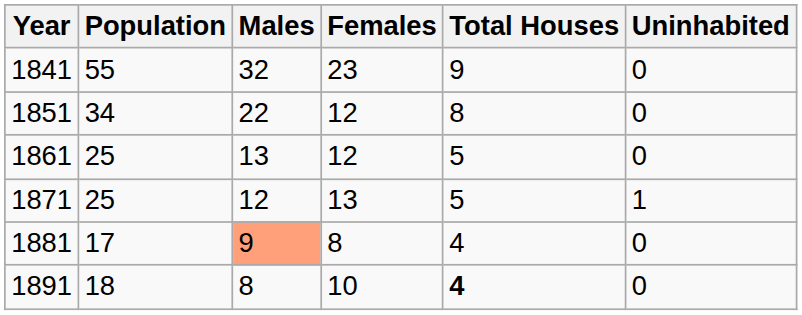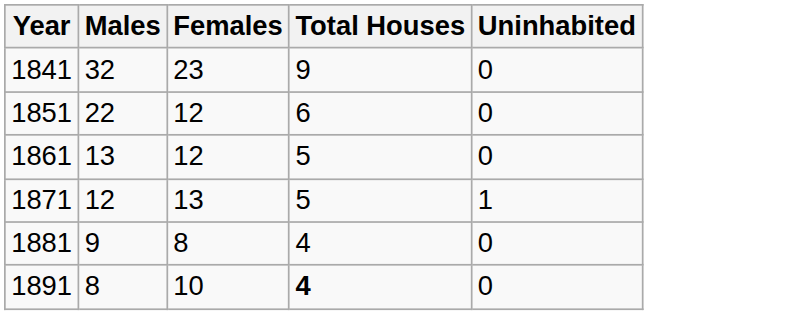- column: (155, 26)
(457, 112) 8 -> (303, 112) 6
(246, 243) lightsalmon background -> (92, 243) no background
